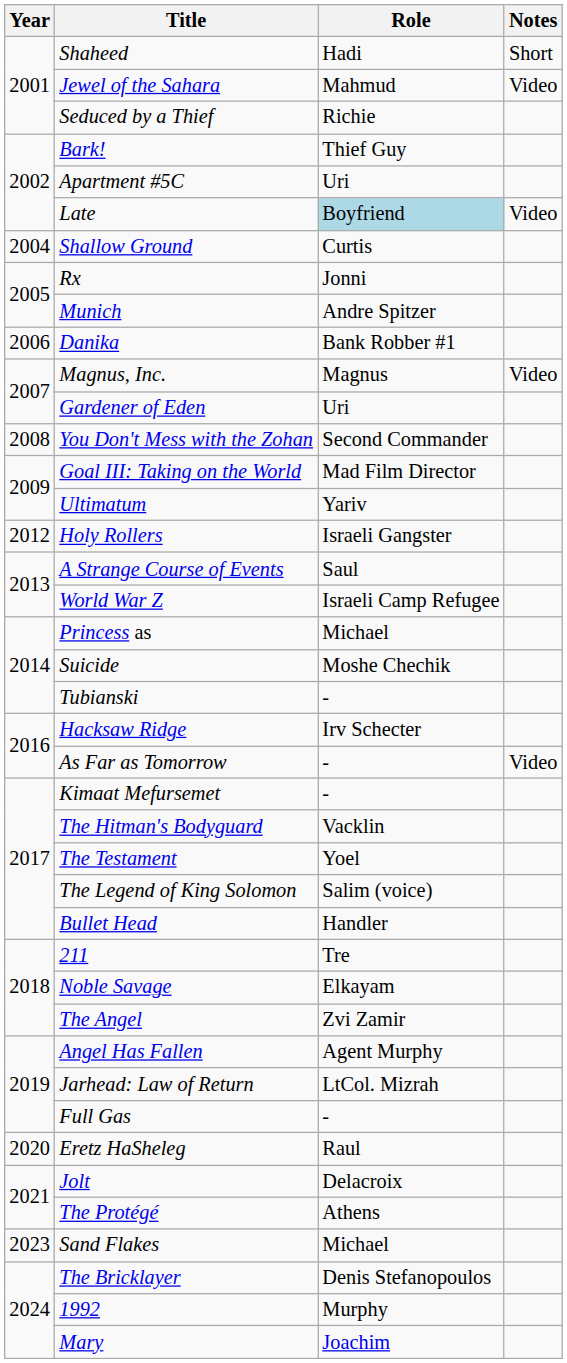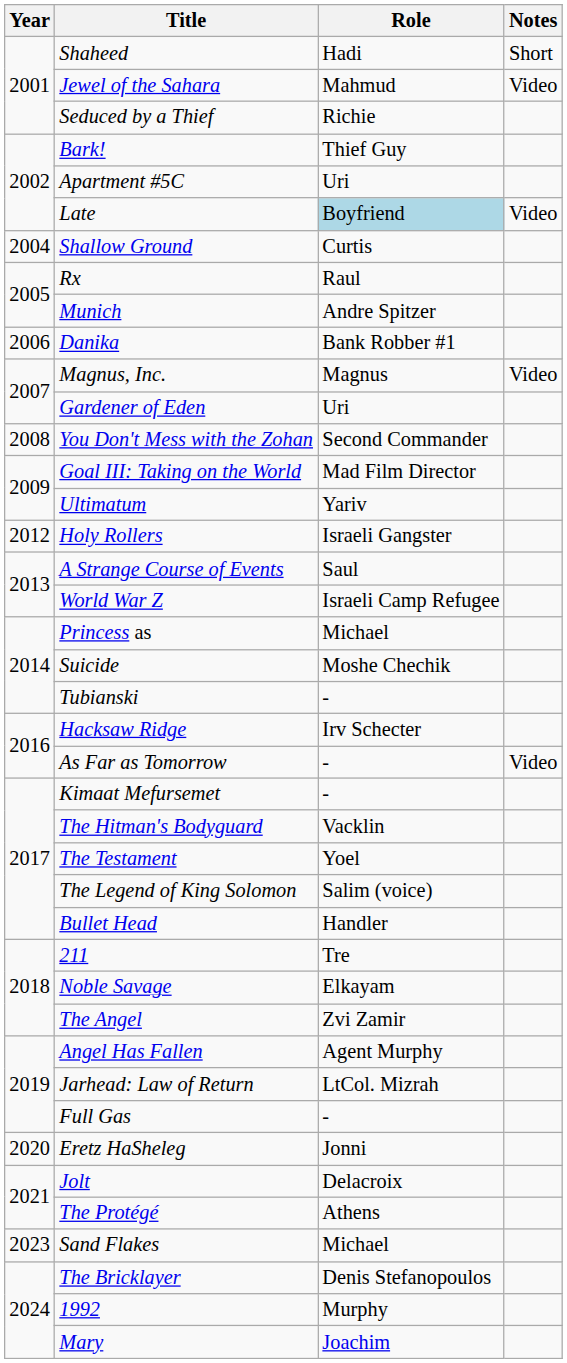(344, 278) Jonni -> (342, 278) Raul
(342, 1148) Raul -> (344, 1148) Jonni
